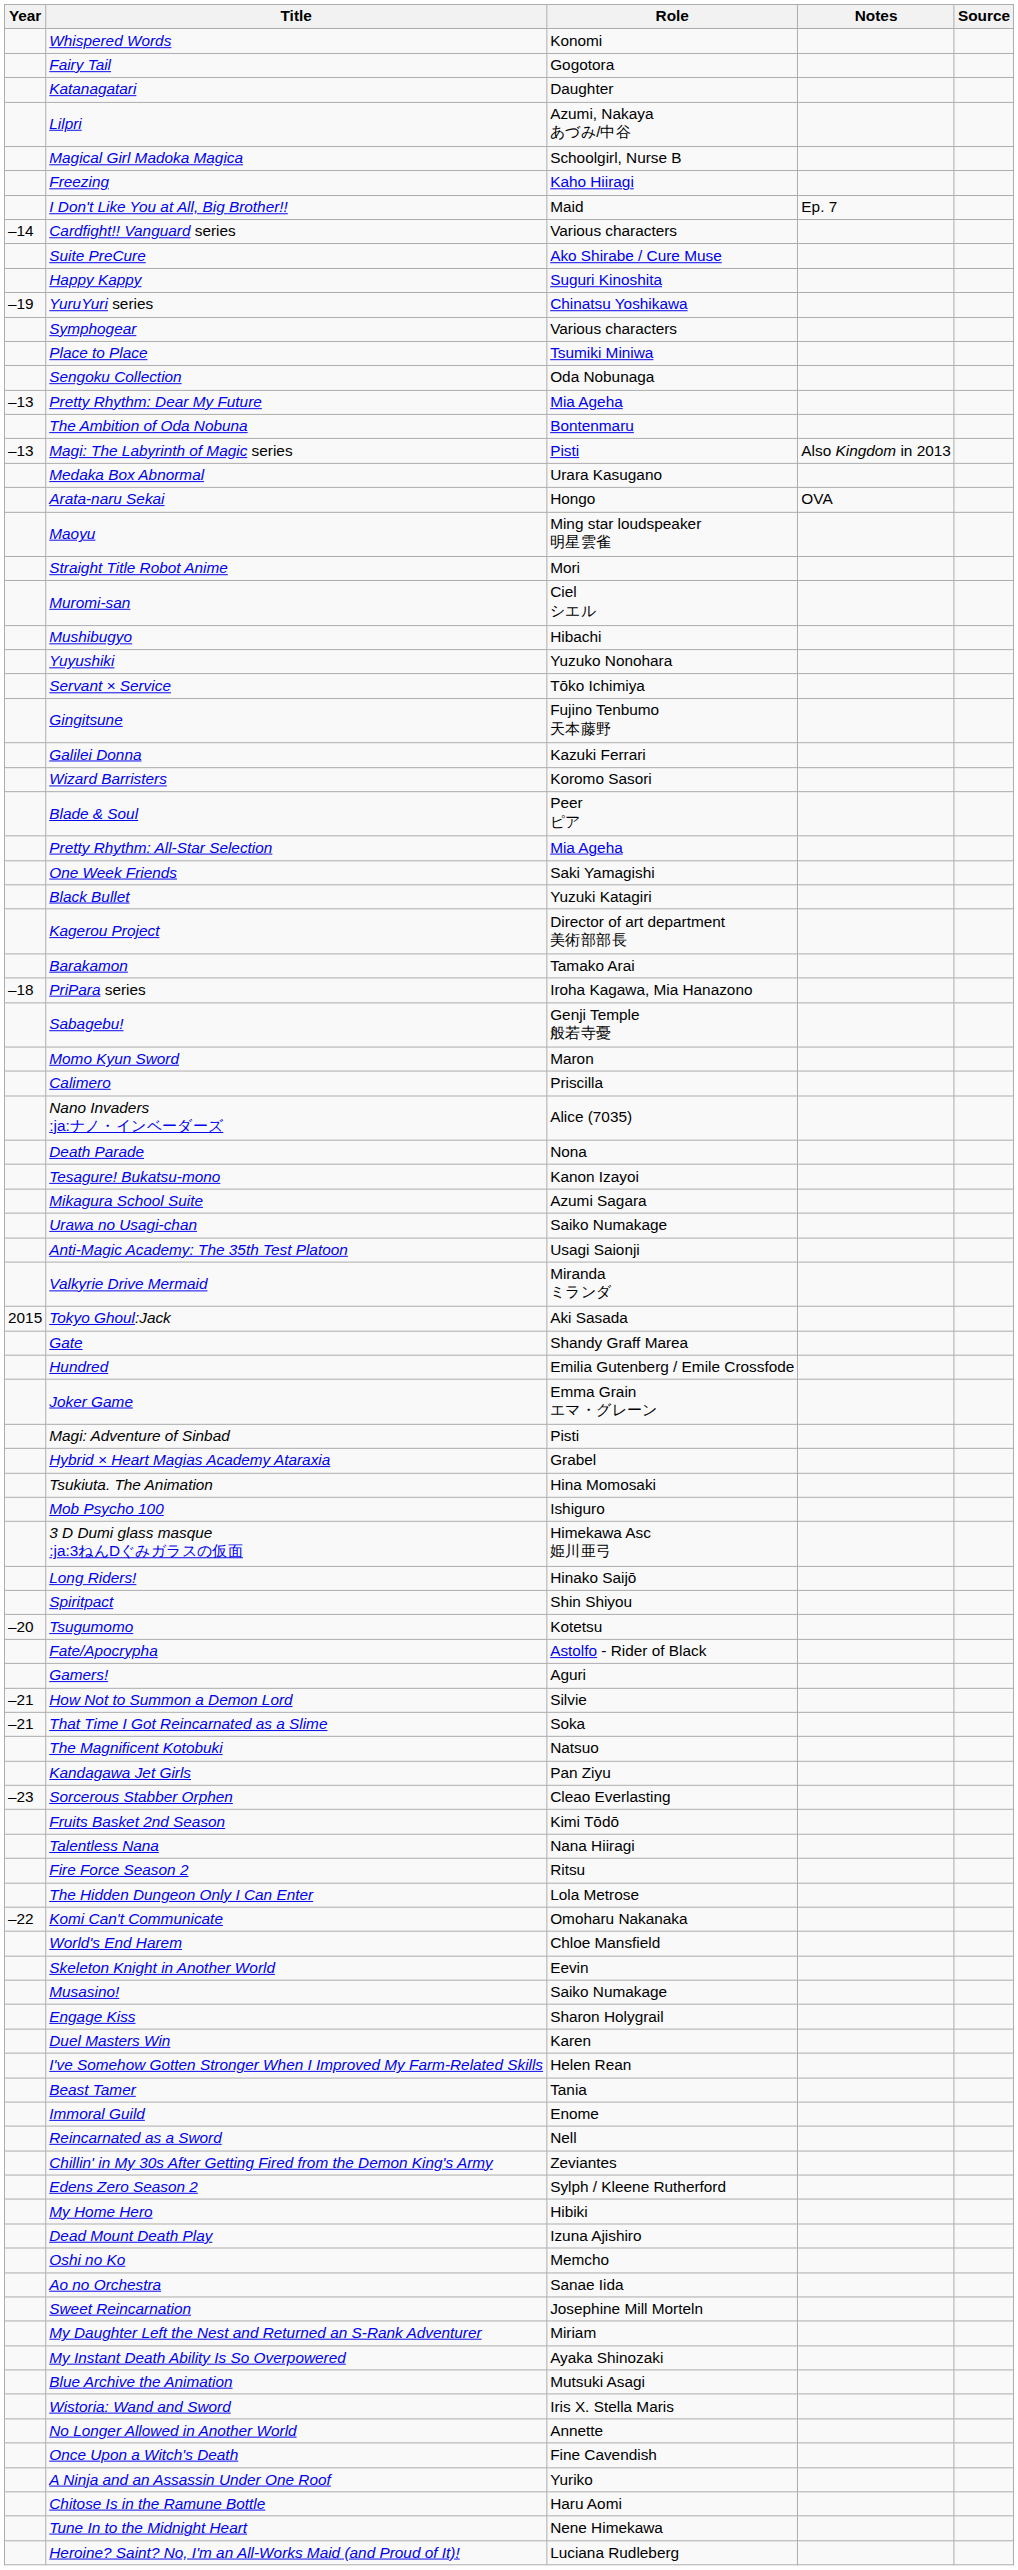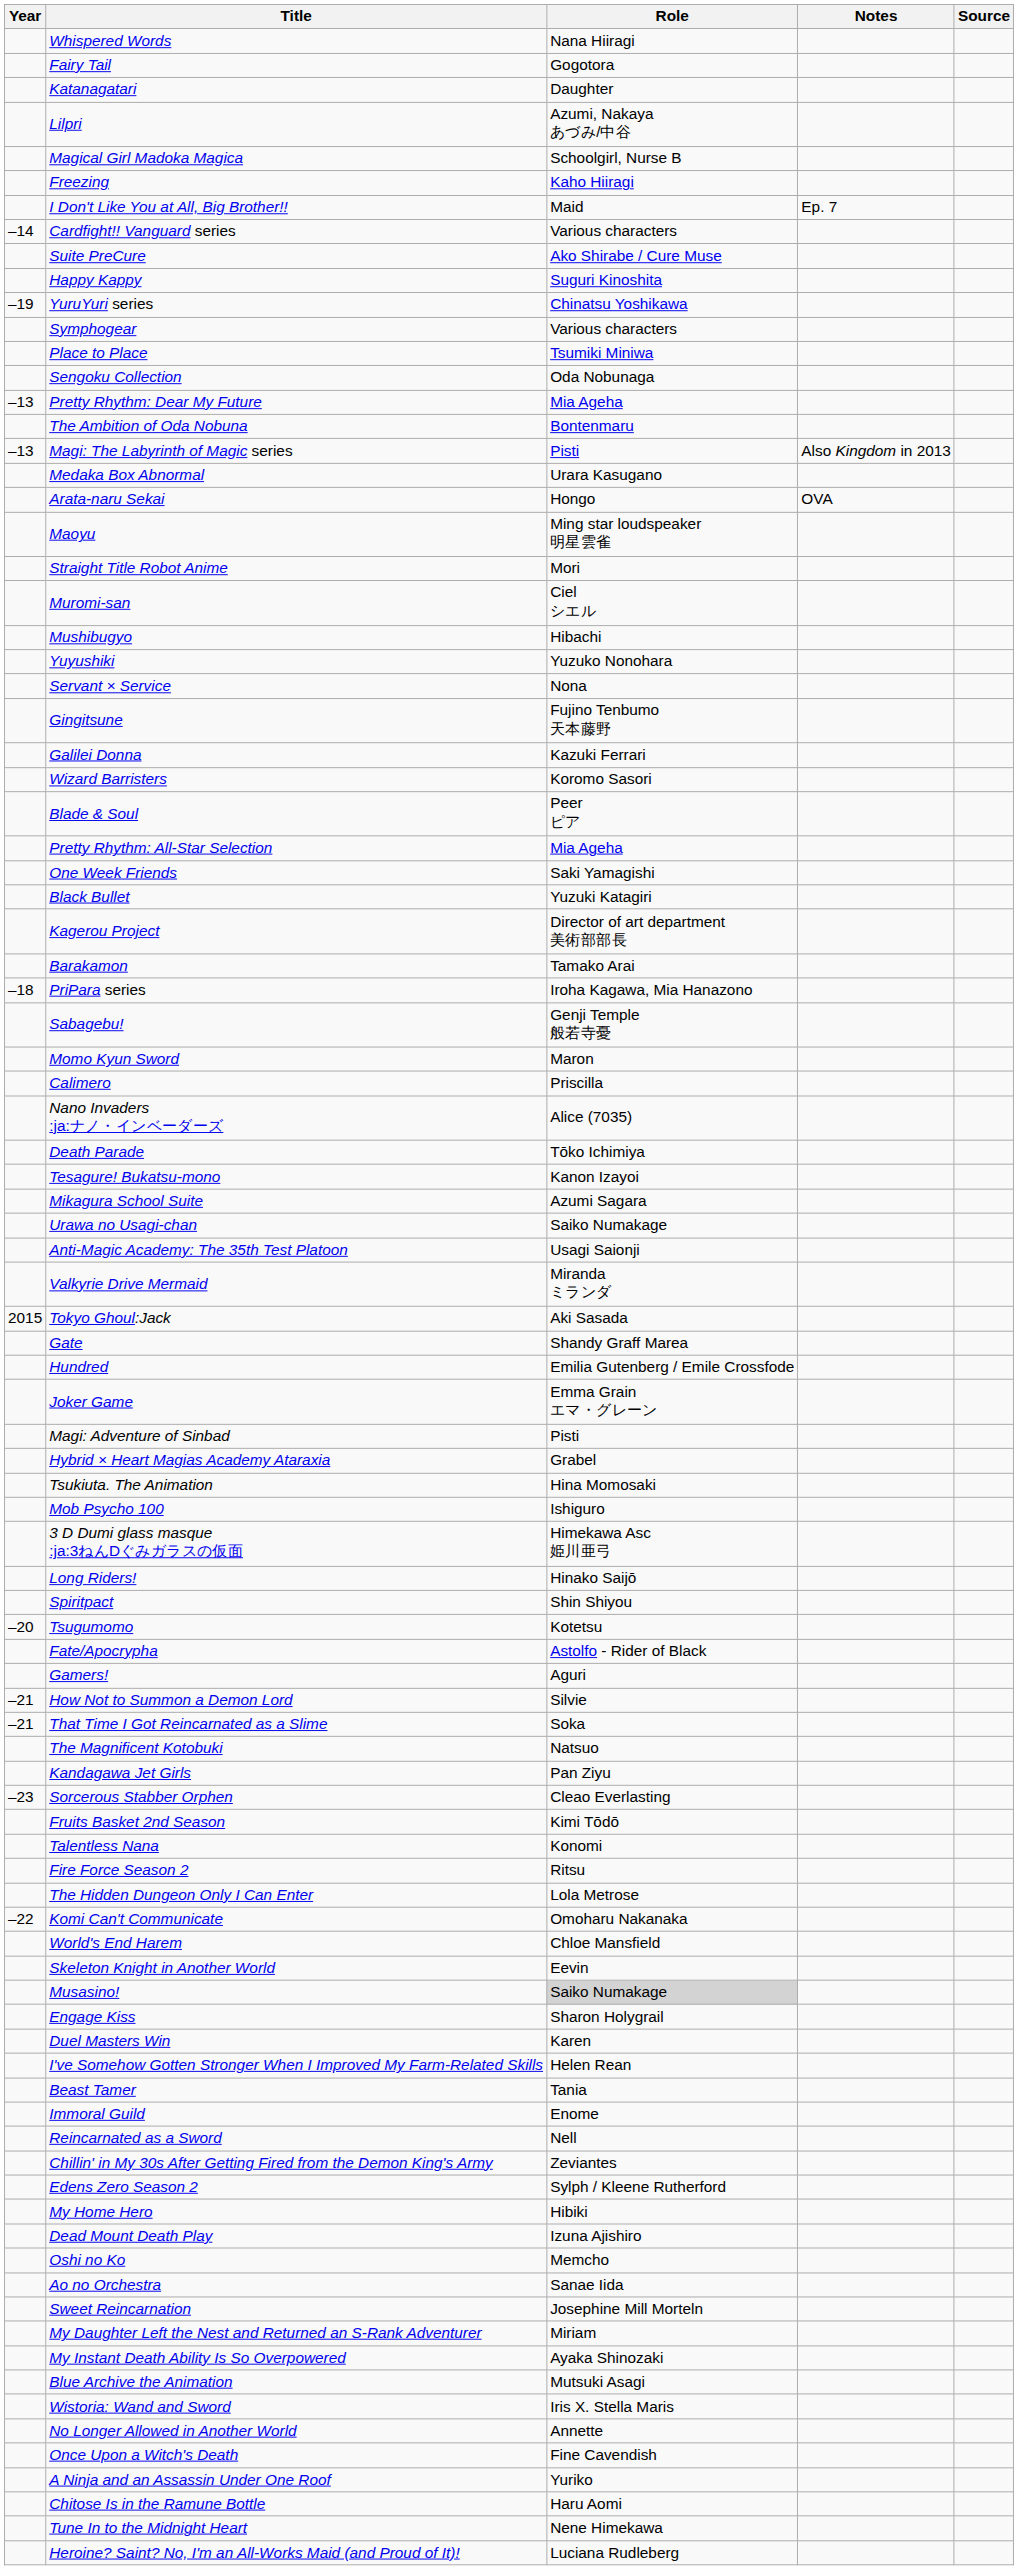(576, 41) Konomi -> (592, 41) Nana Hiiragi
(598, 686) Tōko Ichimiya -> (568, 686) Nona
(568, 1152) Nona -> (598, 1152) Tōko Ichimiya
(592, 1846) Nana Hiiragi -> (576, 1846) Konomi
(609, 1992) no background -> (609, 1992) lightgrey background
